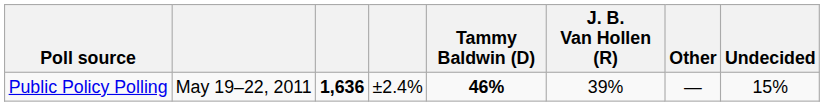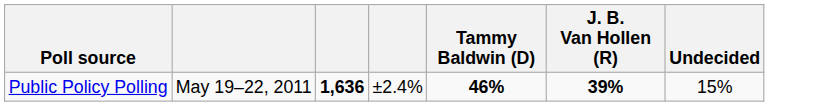- column: (693, 58)
(606, 86) normal -> (606, 86) bold
